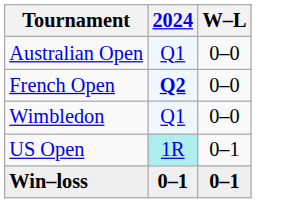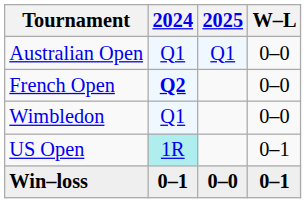+ column: (223, 20)
